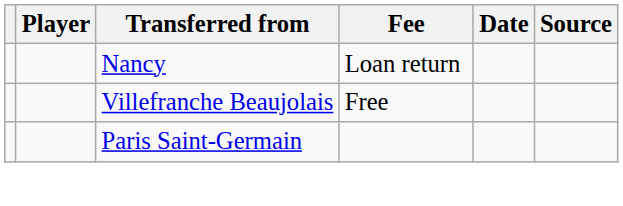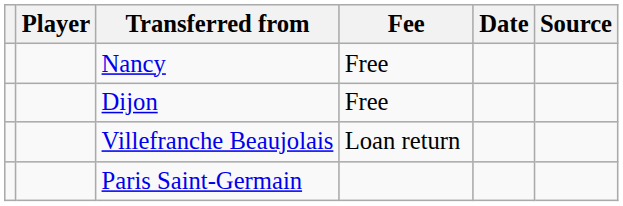(403, 63) Loan return -> (367, 63) Free
+ row: (130, 102)
(367, 102) Free -> (403, 141) Loan return
